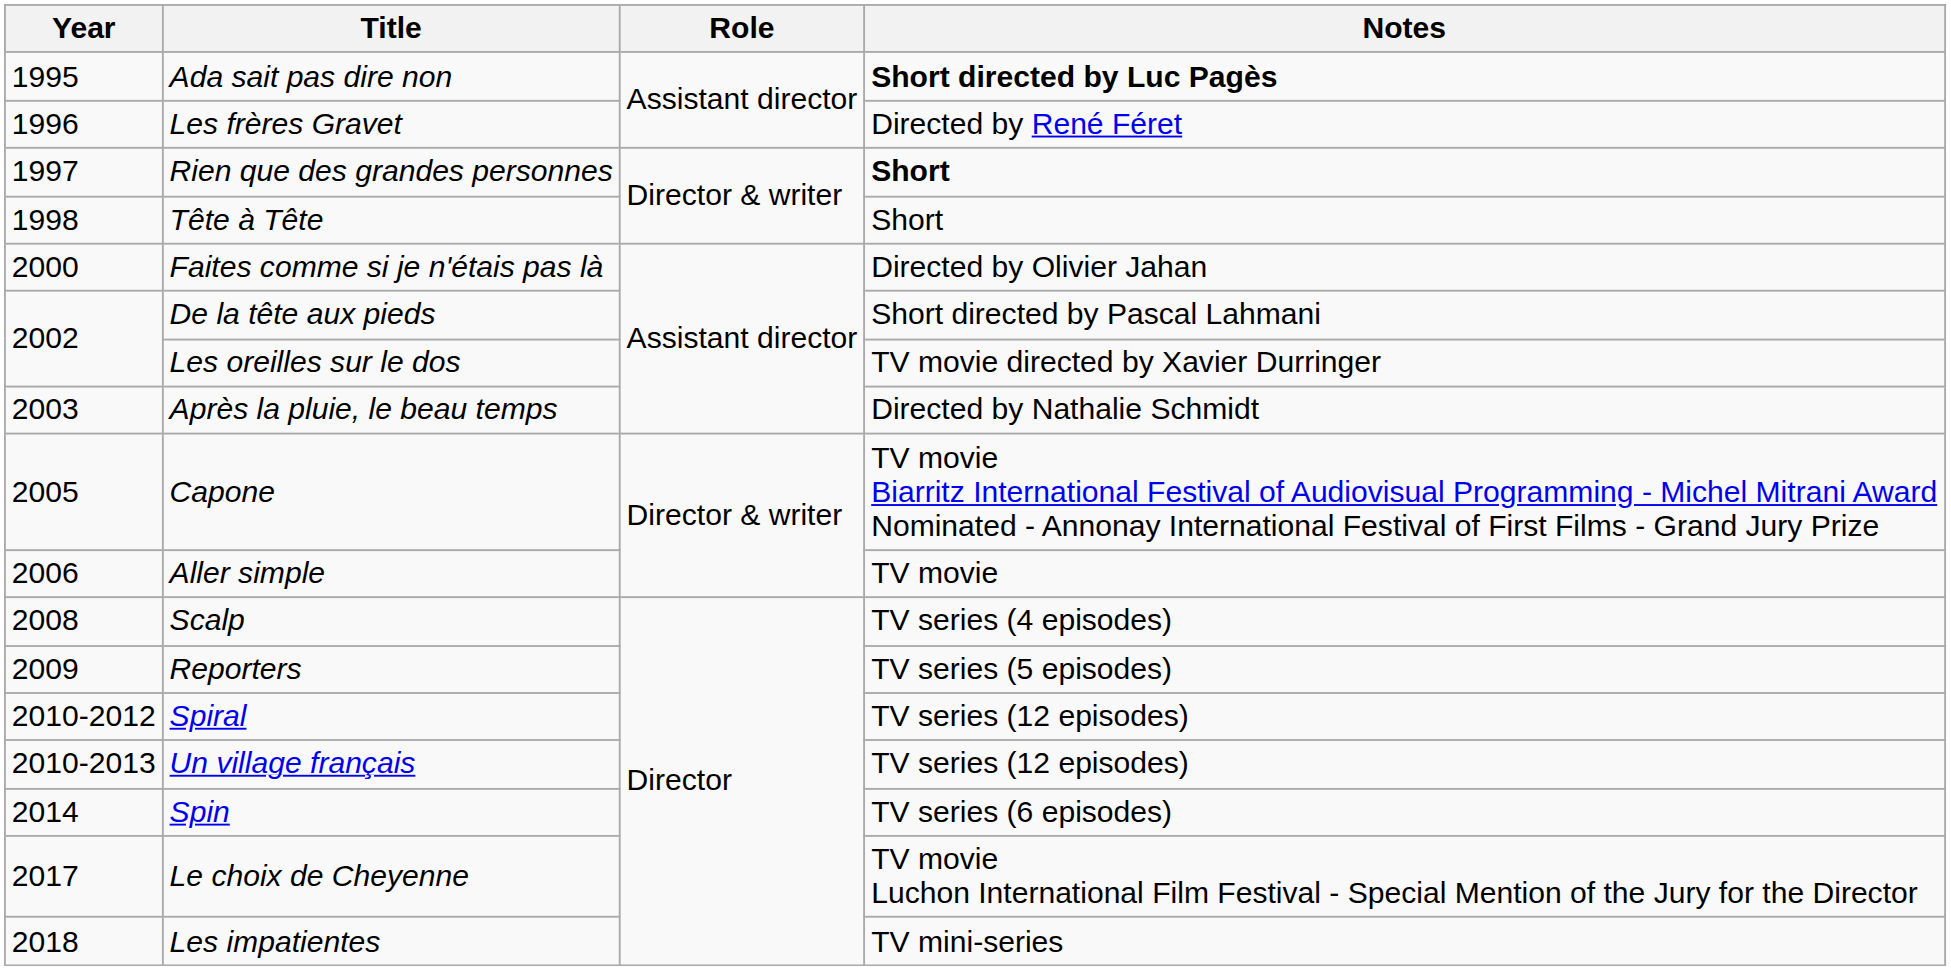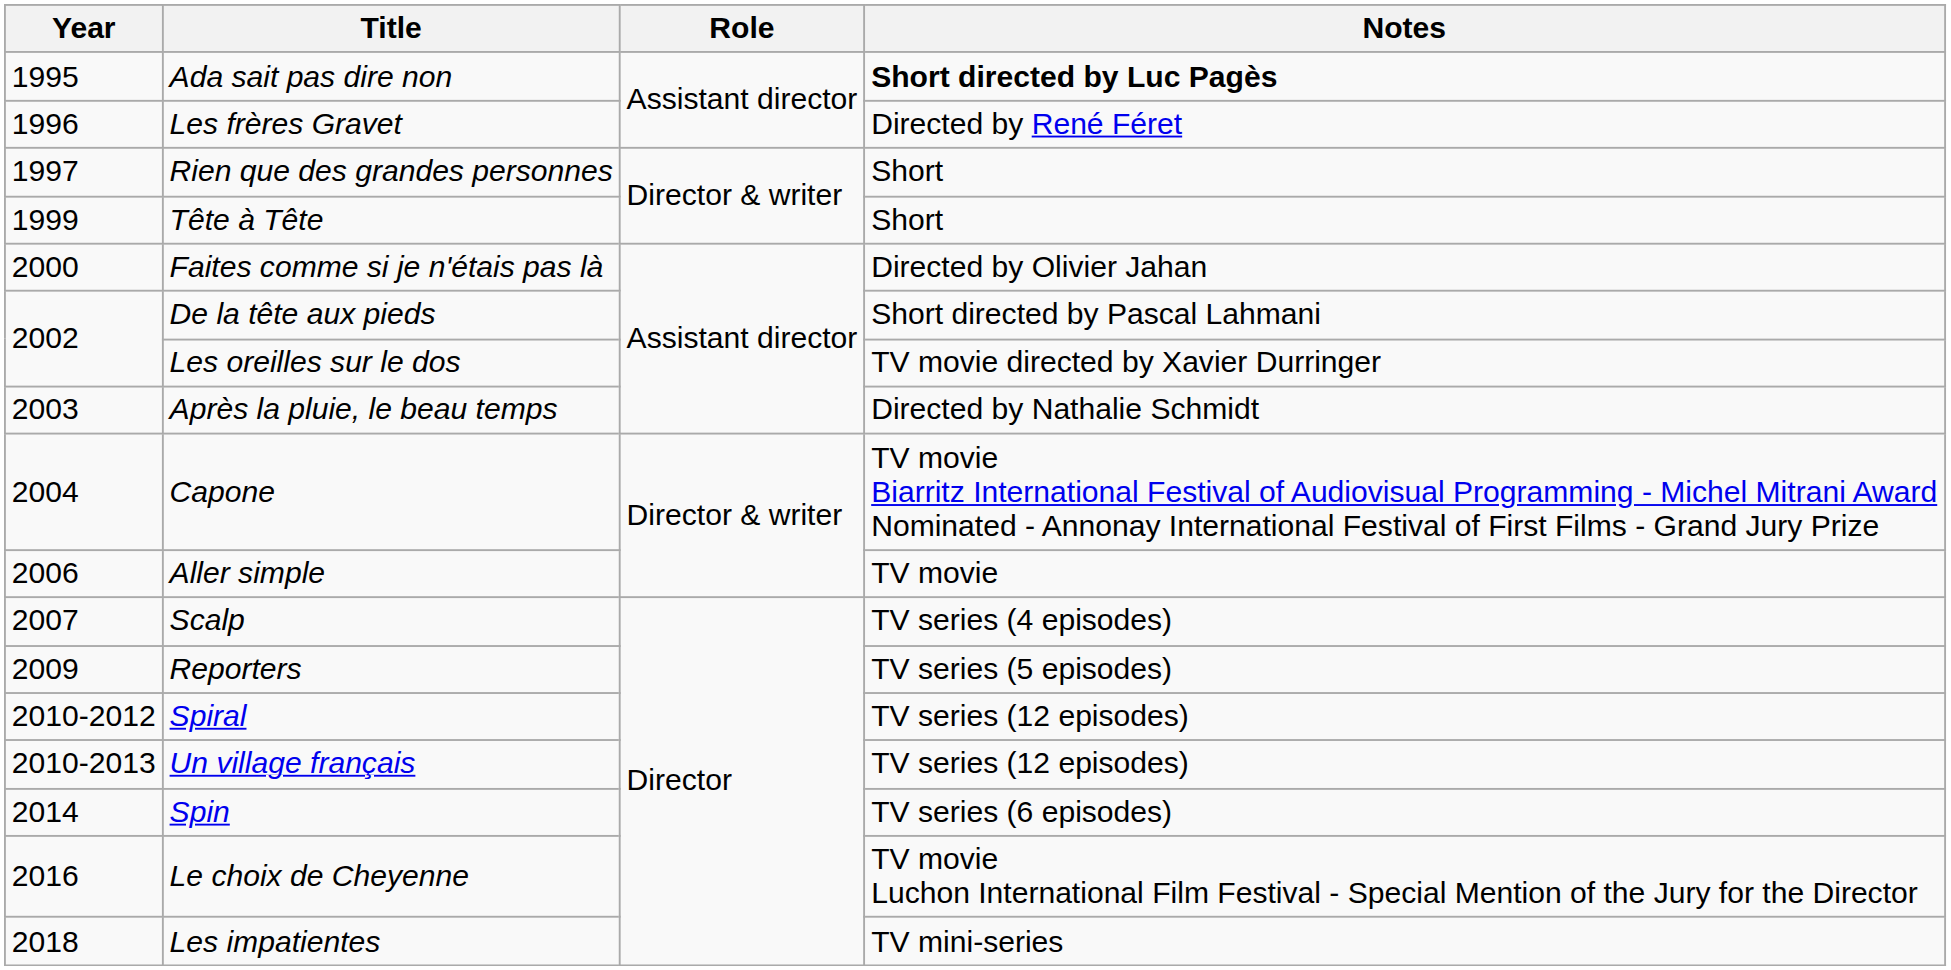(910, 171) bold -> (907, 171) normal
(45, 219) 1998 -> (45, 219) 1999
(45, 491) 2005 -> (45, 491) 2004
(45, 620) 2008 -> (45, 620) 2007
(45, 876) 2017 -> (45, 876) 2016
